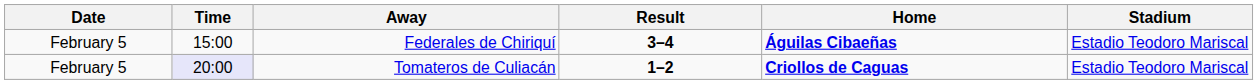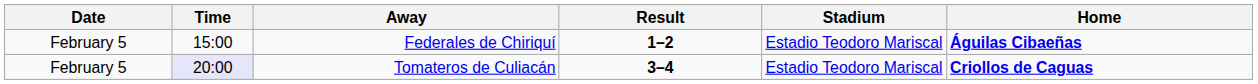columns swapped: (914, 17) <-> (1160, 17)
(660, 42) 3–4 -> (660, 42) 1–2
(660, 67) 1–2 -> (660, 67) 3–4
